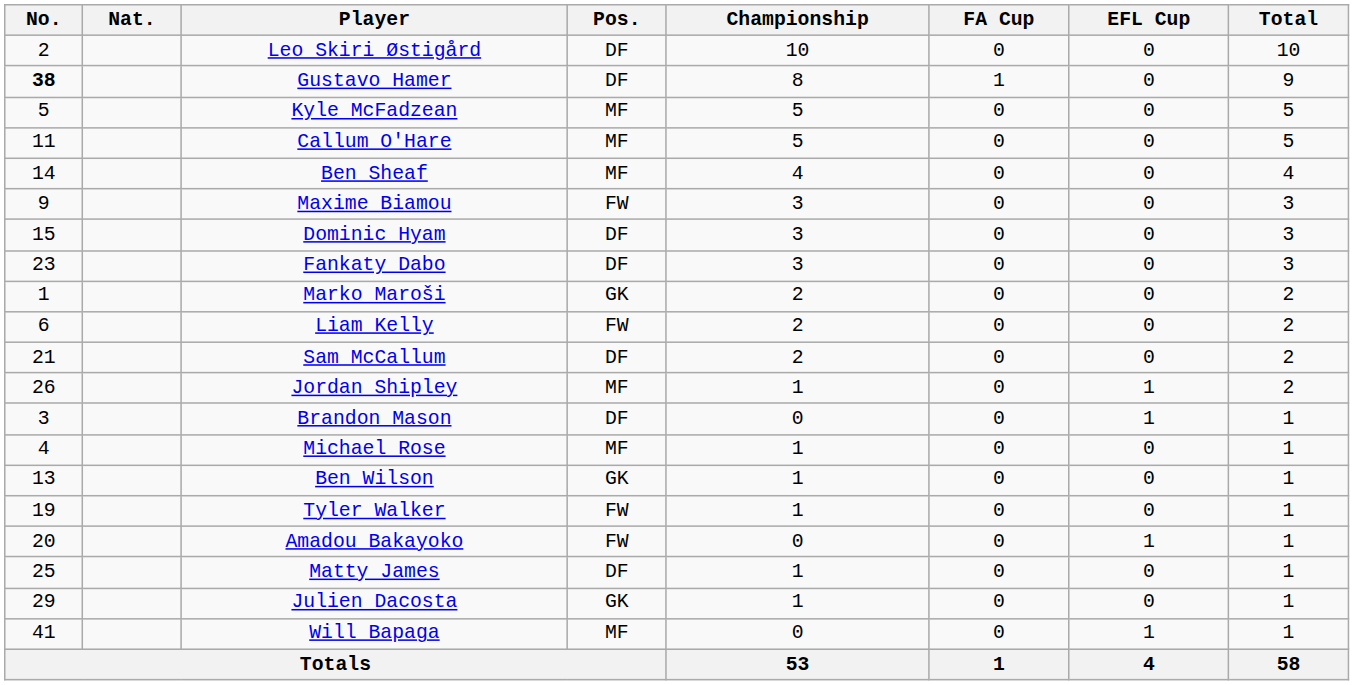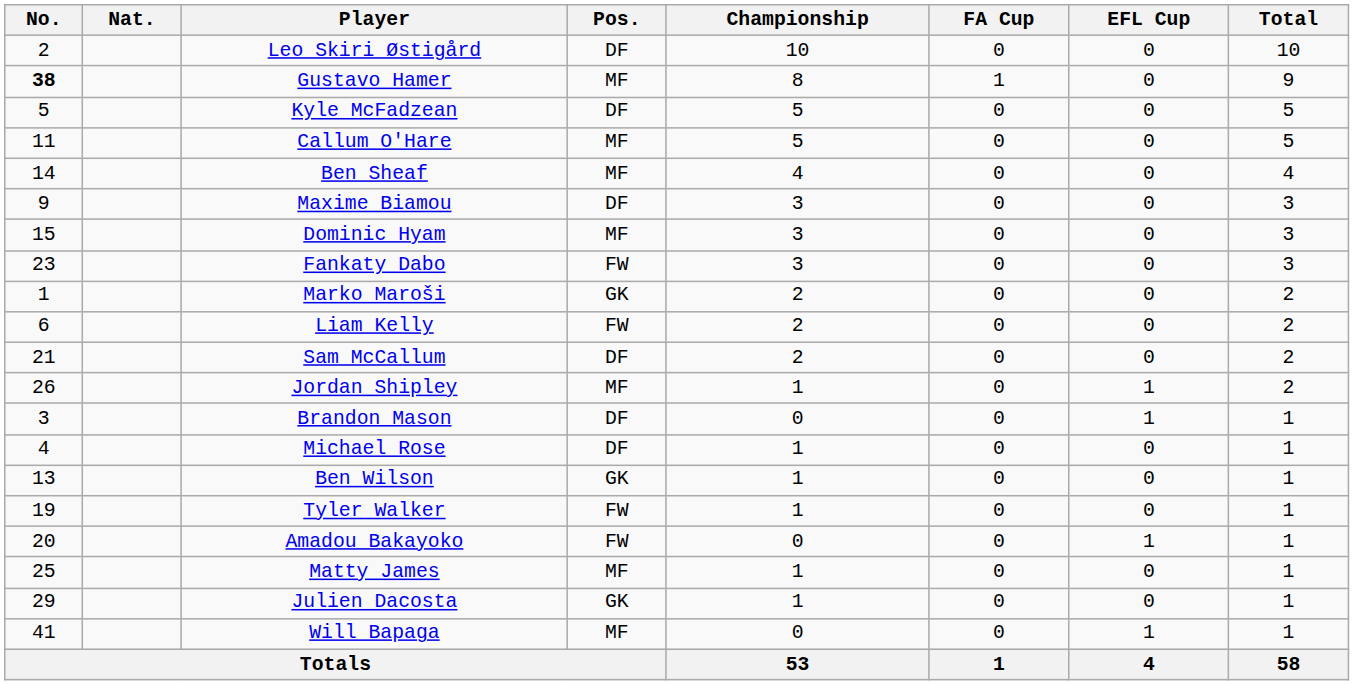(617, 81) DF -> (617, 81) MF
(617, 111) MF -> (617, 111) DF
(617, 203) FW -> (617, 203) DF
(617, 234) DF -> (617, 234) MF
(617, 265) DF -> (617, 265) FW
(617, 449) MF -> (617, 449) DF
(617, 572) DF -> (617, 572) MF
